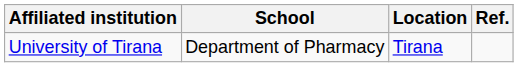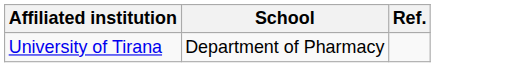- column: (430, 18)
